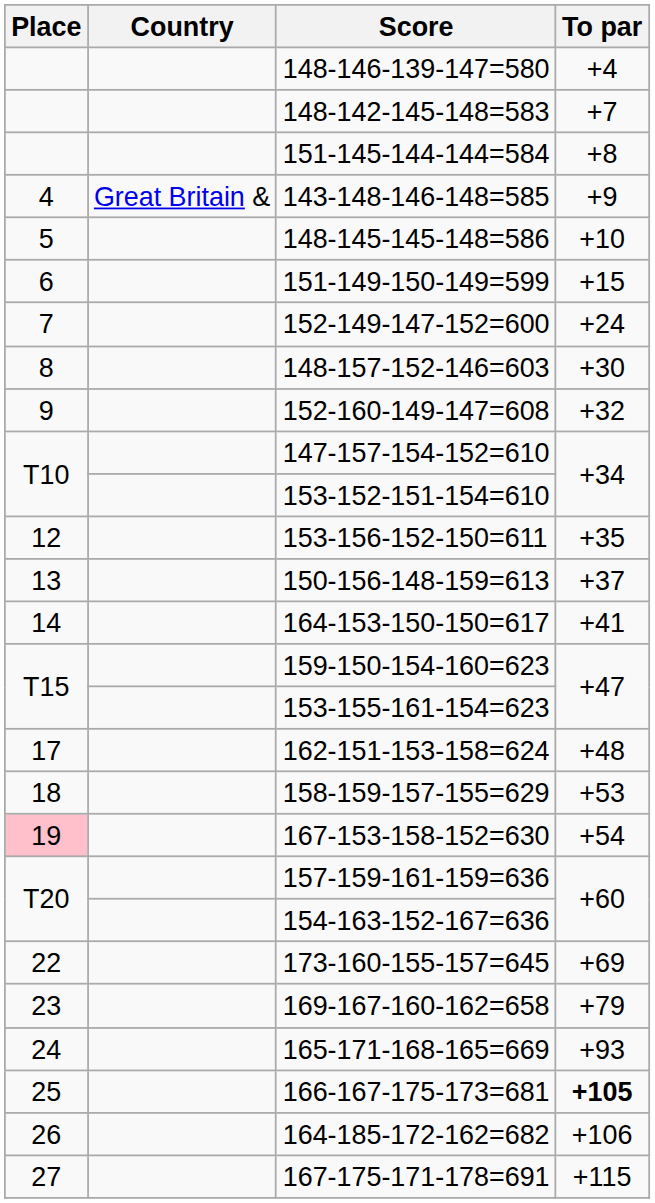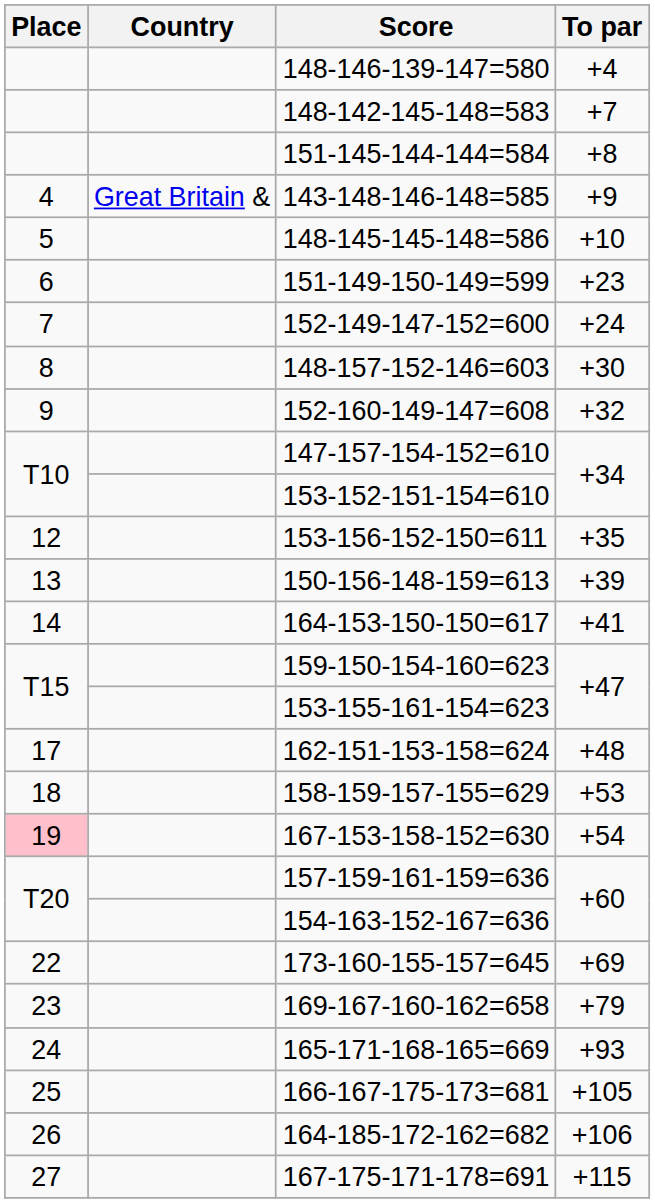(602, 282) +15 -> (602, 282) +23
(602, 580) +37 -> (602, 580) +39
(602, 1091) bold -> (602, 1091) normal
